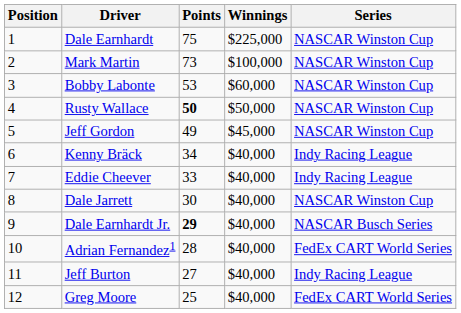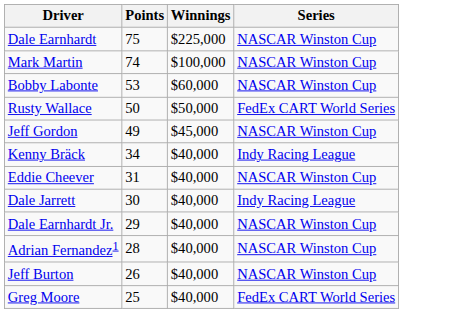- column: (33, 16)
(189, 62) 73 -> (133, 62) 74
(189, 108) bold -> (133, 108) normal
(364, 108) NASCAR Winston Cup -> (316, 108) FedEx CART World Series
(189, 177) 33 -> (133, 177) 31
(353, 177) Indy Racing League -> (307, 177) NASCAR Winston Cup
(364, 200) NASCAR Winston Cup -> (296, 200) Indy Racing League
(189, 223) bold -> (133, 223) normal
(363, 223) NASCAR Busch Series -> (307, 223) NASCAR Winston Cup
(373, 248) FedEx CART World Series -> (307, 248) NASCAR Winston Cup
(189, 273) 27 -> (133, 273) 26
(353, 273) Indy Racing League -> (307, 273) NASCAR Winston Cup
